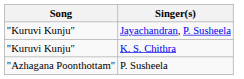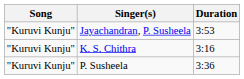+ column: (216, 13)
(61, 66) "Azhagana Poonthottam" -> (41, 66) "Kuruvi Kunju"
